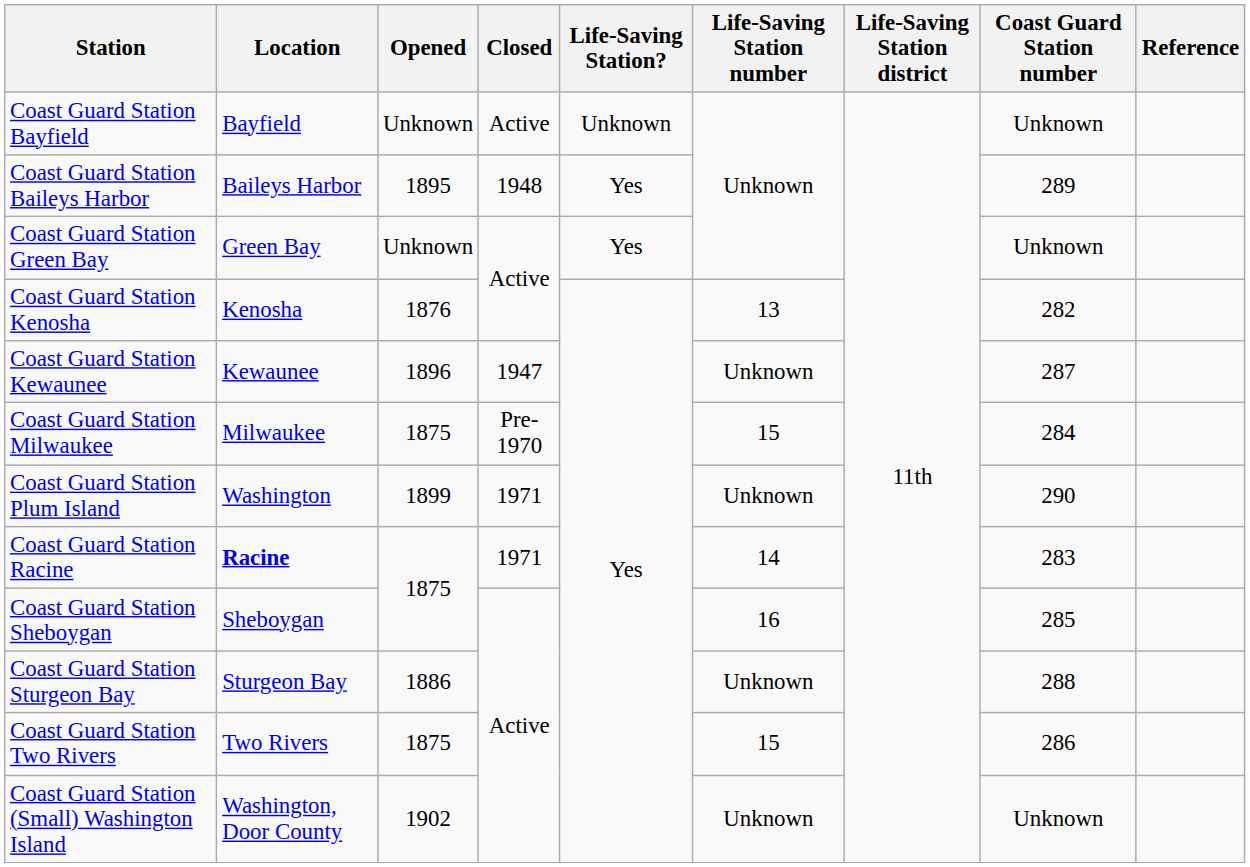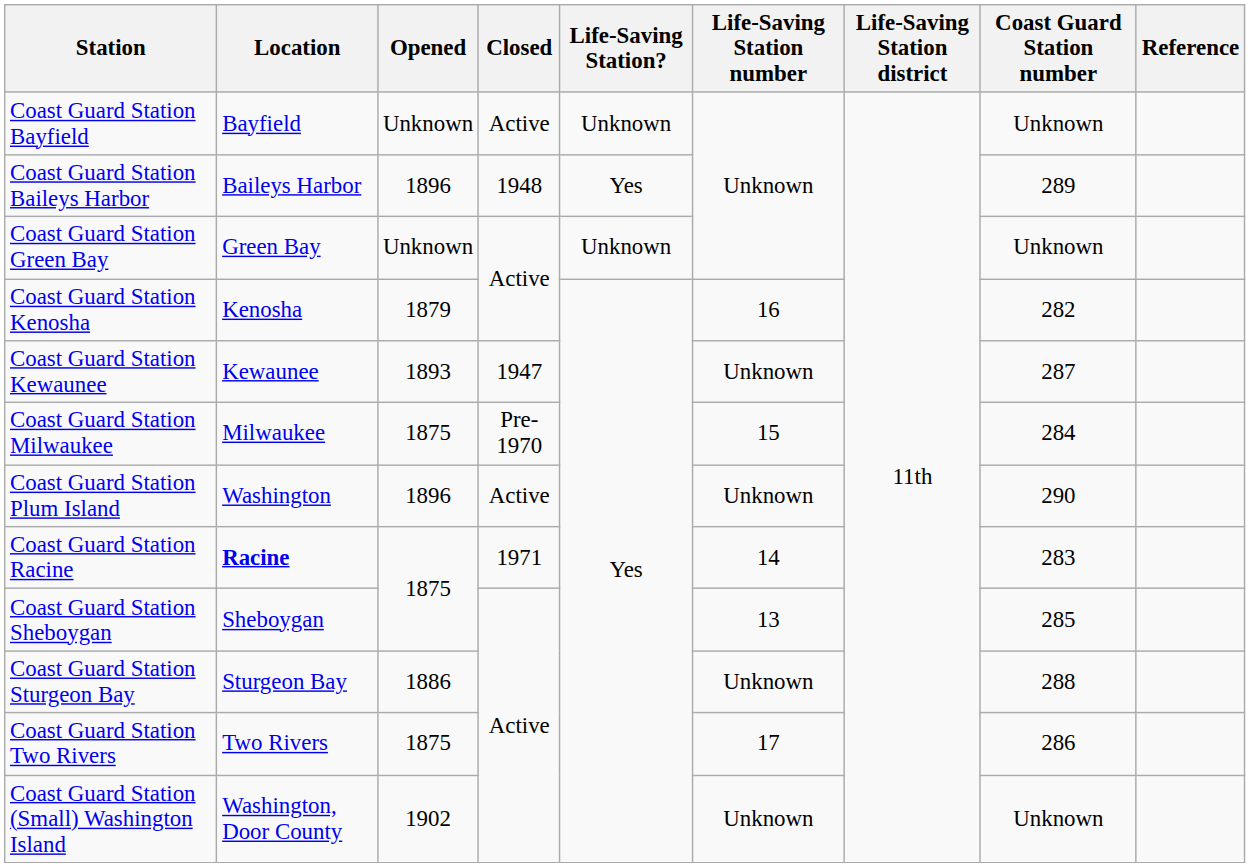(428, 185) 1895 -> (428, 185) 1896
(626, 247) Yes -> (626, 247) Unknown
(428, 309) 1876 -> (428, 309) 1879
(768, 309) 13 -> (768, 309) 16
(428, 371) 1896 -> (428, 371) 1893
(428, 495) 1899 -> (428, 495) 1896
(519, 495) 1971 -> (519, 495) Active
(768, 619) 16 -> (768, 619) 13
(768, 743) 15 -> (768, 743) 17
